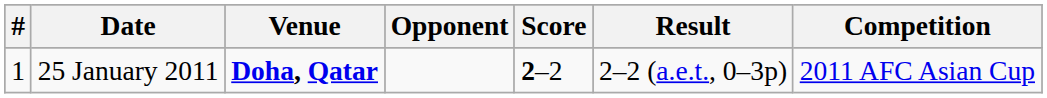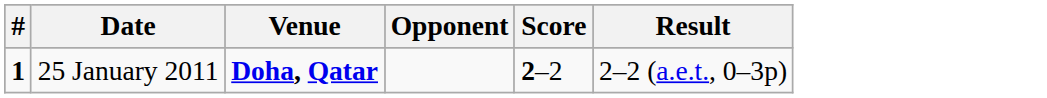- column: (917, 26)
(18, 69) normal -> (18, 69) bold
